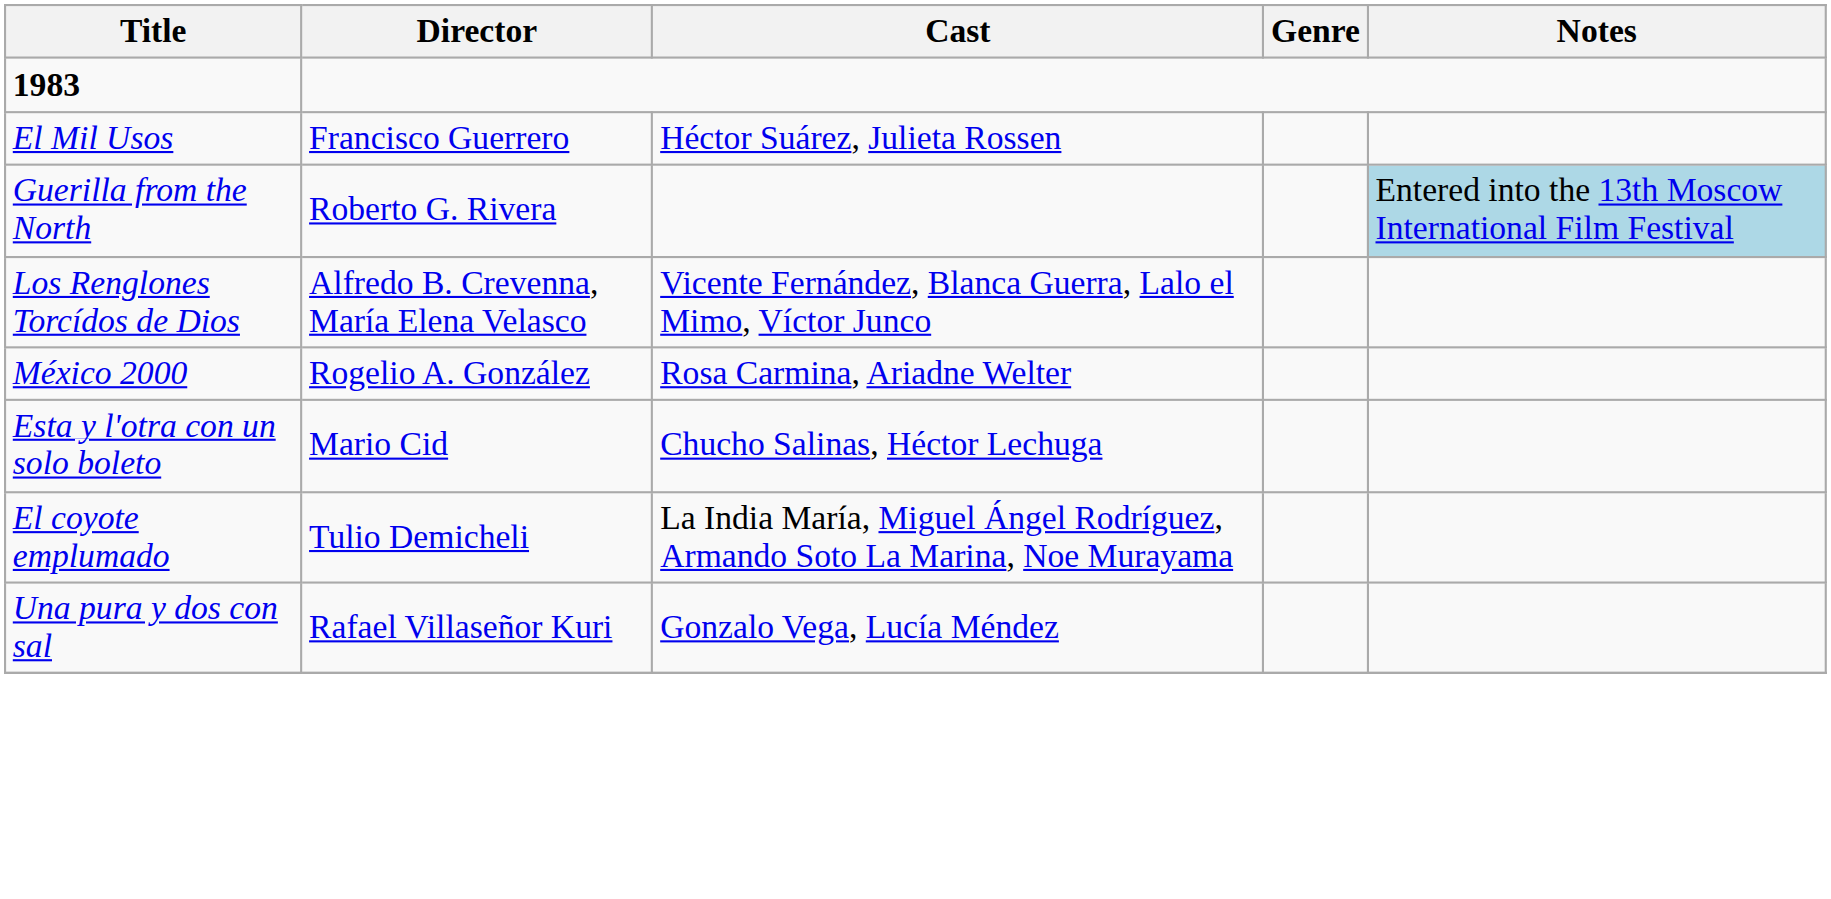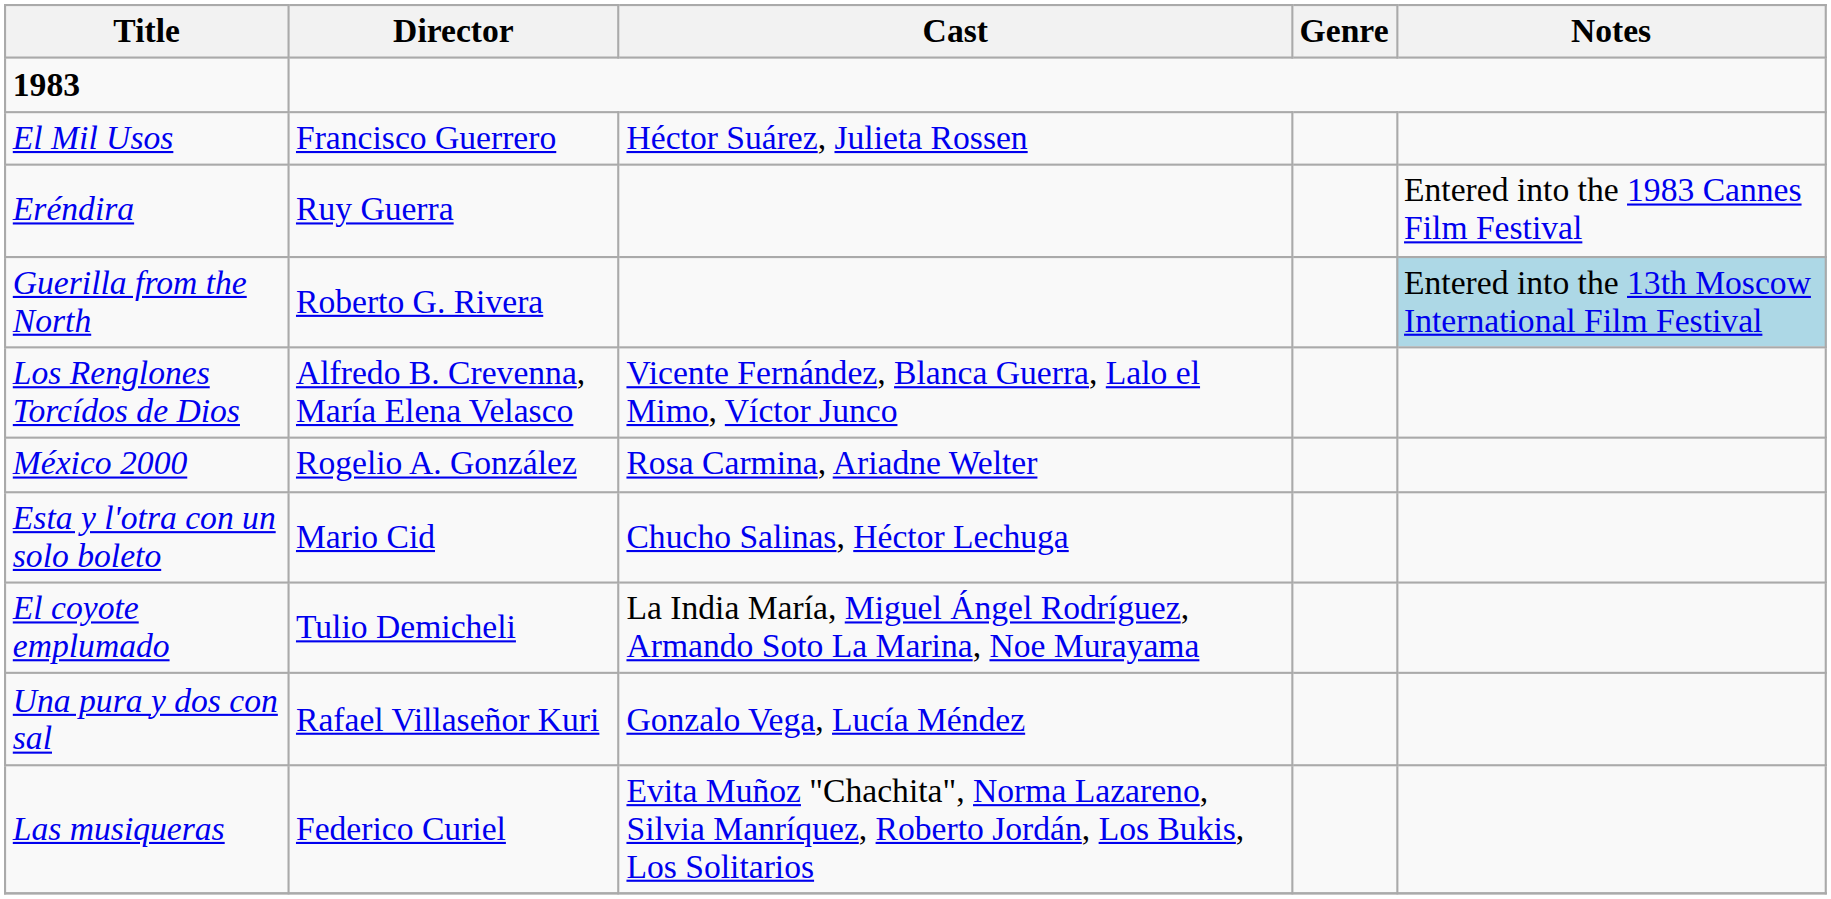+ row: (73, 209)
+ row: (119, 828)
